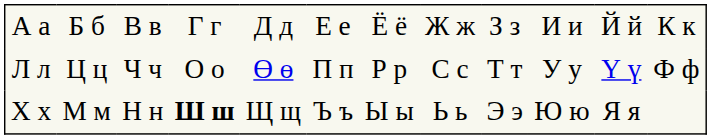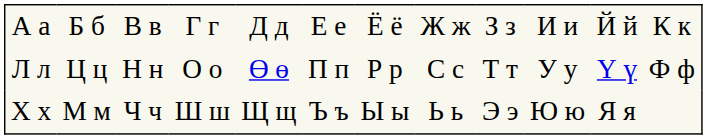(143, 69) Ч ч -> (143, 69) Н н
(143, 111) Н н -> (143, 111) Ч ч
(205, 111) bold -> (202, 111) normal
